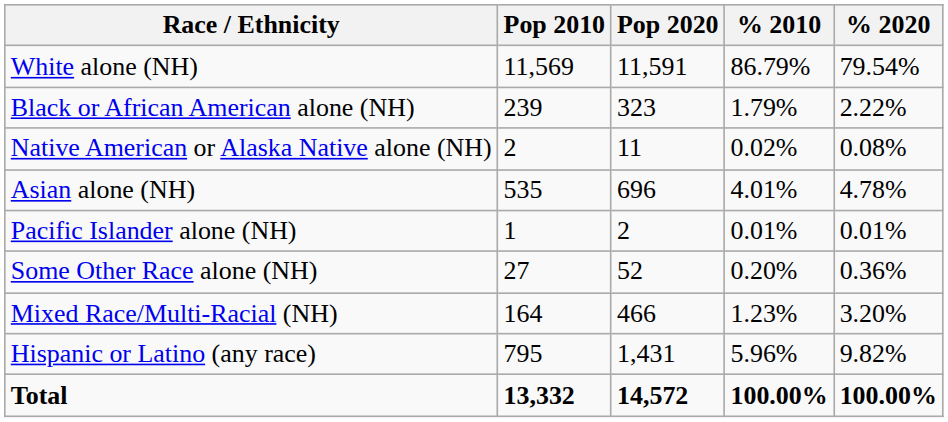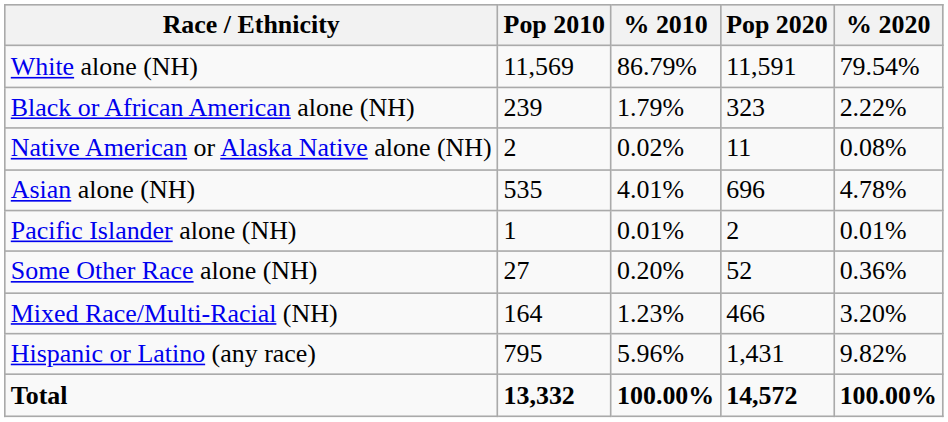columns swapped: (668, 25) <-> (779, 25)
